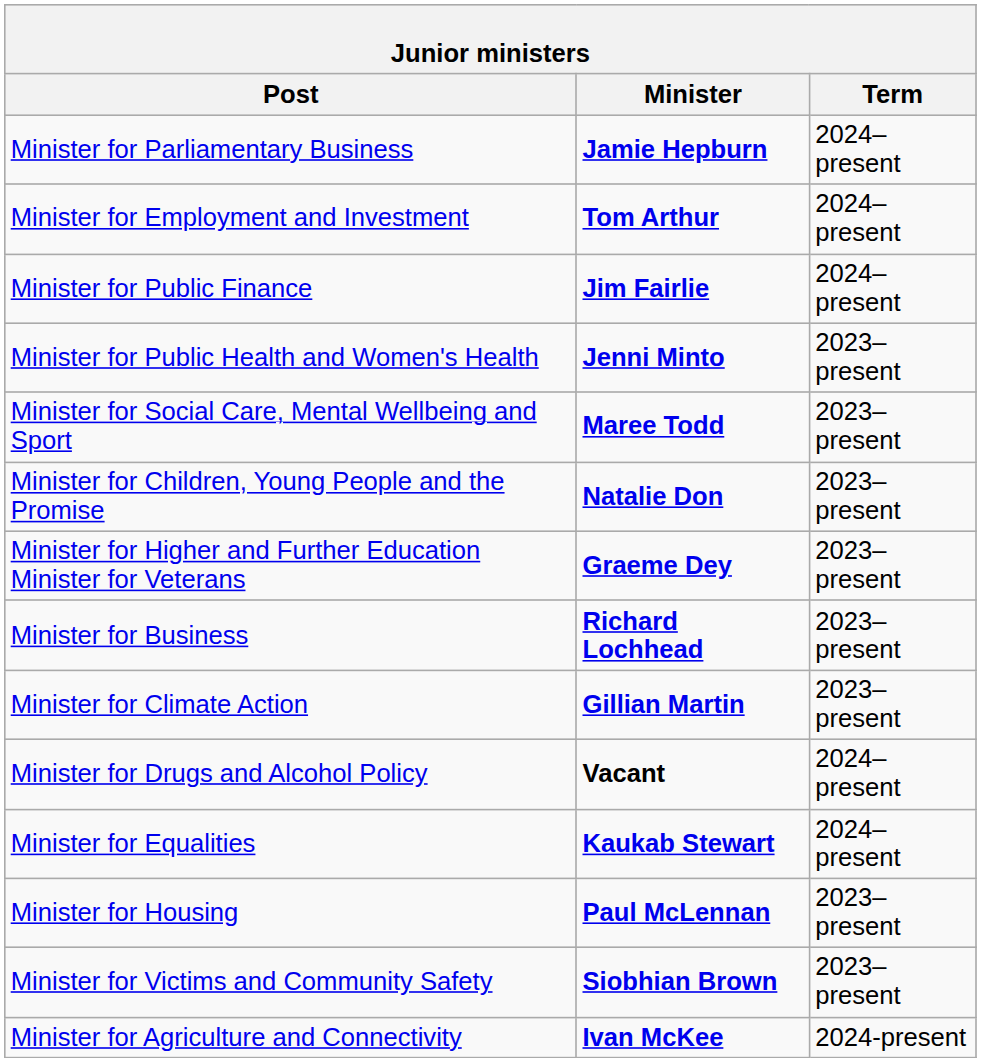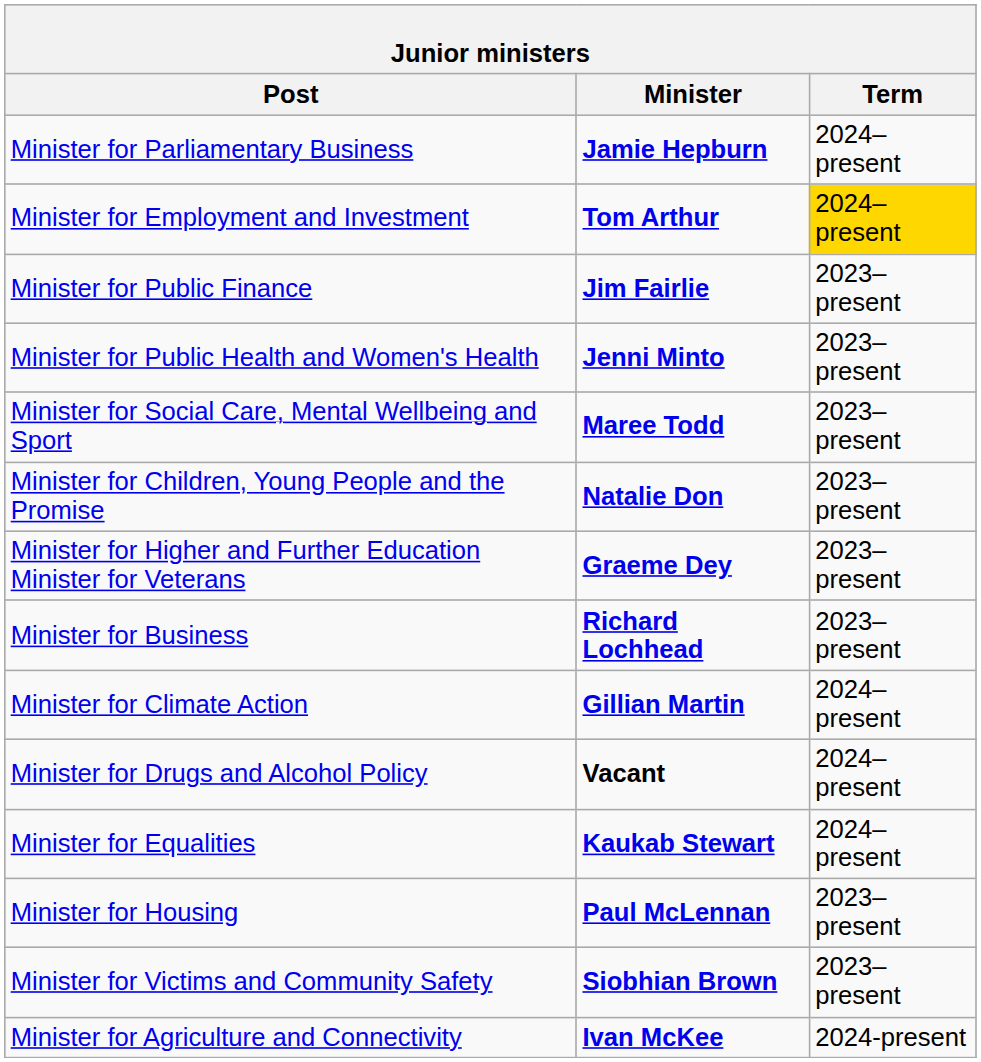(858, 218) no background -> (858, 218) gold background
(858, 288) 2024–present -> (858, 288) 2023–present
(858, 704) 2023–present -> (858, 704) 2024–present
